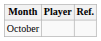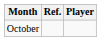columns swapped: (58, 12) <-> (85, 12)
